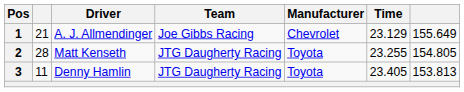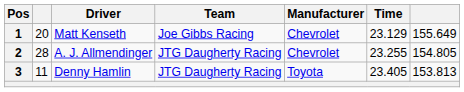(42, 33) 21 -> (42, 33) 20
(103, 33) A. J. Allmendinger -> (90, 33) Matt Kenseth
(90, 53) Matt Kenseth -> (103, 53) A. J. Allmendinger
(305, 53) Toyota -> (313, 53) Chevrolet
